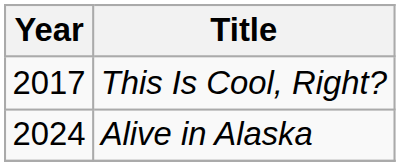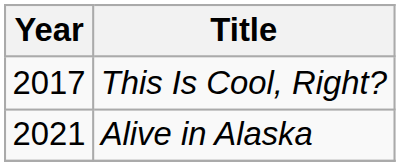(49, 134) 2024 -> (49, 134) 2021
